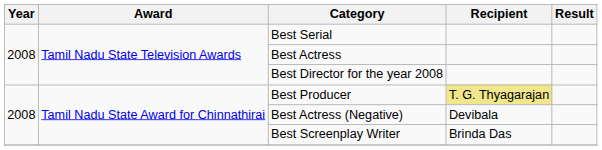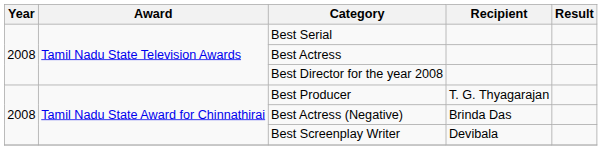(499, 94) khaki background -> (499, 94) no background
(474, 114) Devibala -> (480, 114) Brinda Das
(480, 134) Brinda Das -> (474, 134) Devibala
